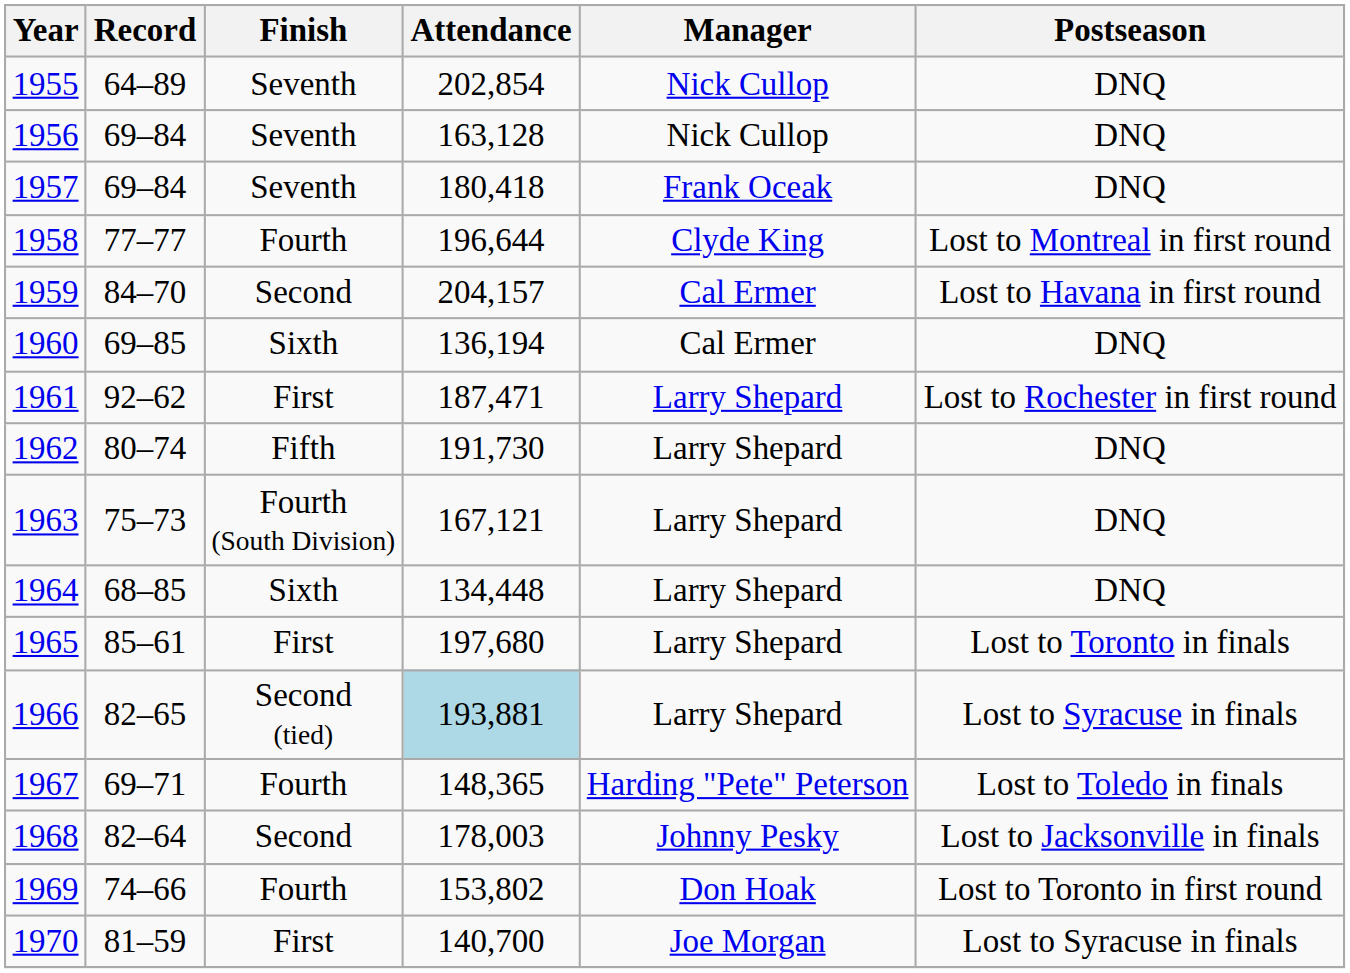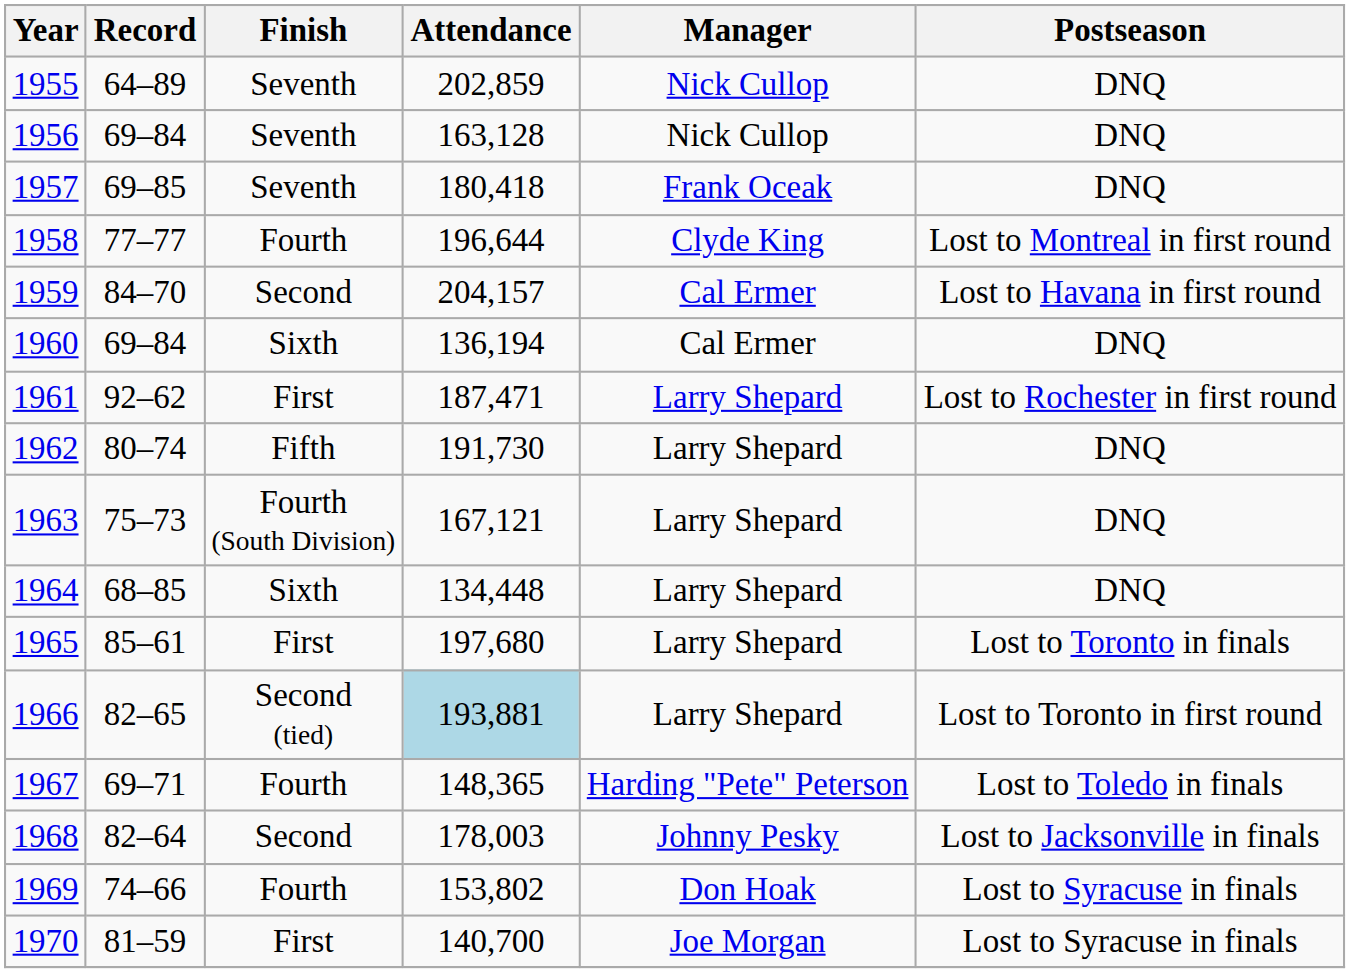(491, 82) 202,854 -> (491, 82) 202,859
(145, 187) 69–84 -> (145, 187) 69–85
(145, 344) 69–85 -> (145, 344) 69–84
(1130, 713) Lost to Syracuse in finals -> (1130, 713) Lost to Toronto in first round
(1130, 888) Lost to Toronto in first round -> (1130, 888) Lost to Syracuse in finals
